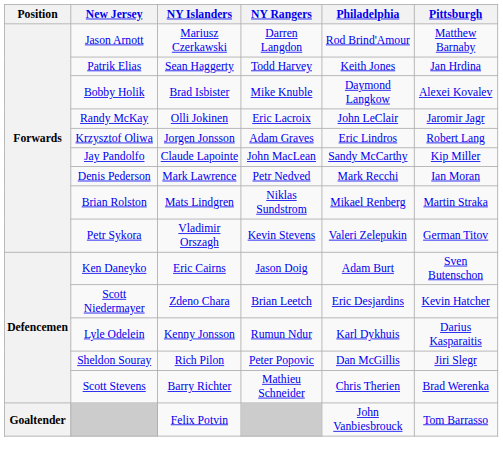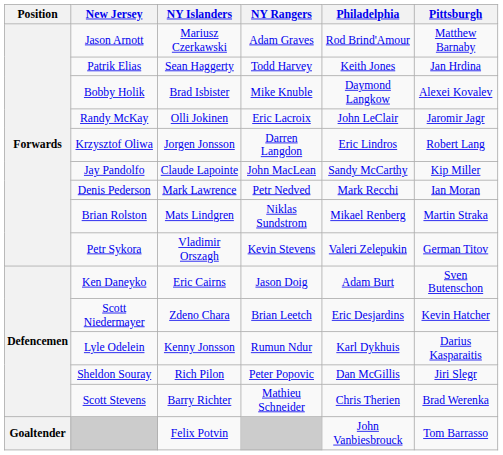(281, 40) Darren Langdon -> (281, 40) Adam Graves
(281, 138) Adam Graves -> (281, 145) Darren Langdon
